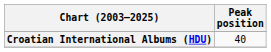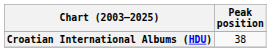(240, 39) 40 -> (240, 39) 38
